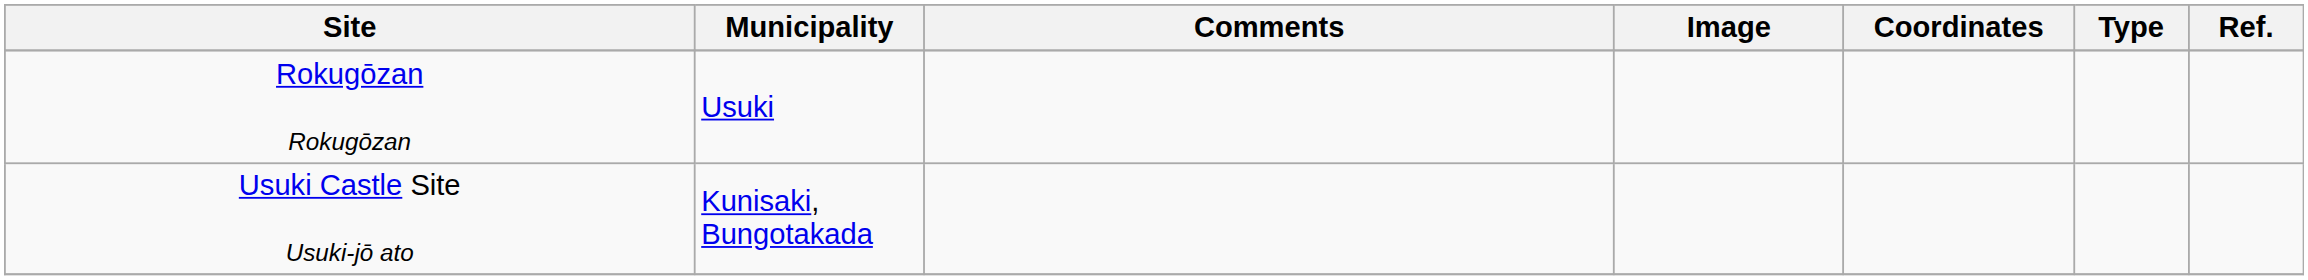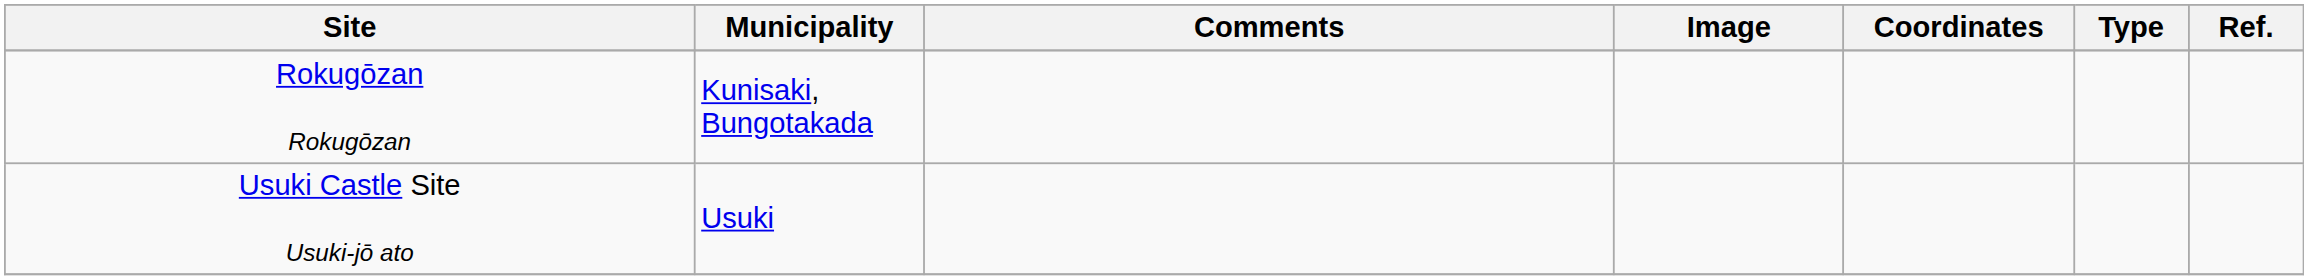(738, 106) Usuki -> (787, 106) Kunisaki, Bungotakada
(787, 218) Kunisaki, Bungotakada -> (738, 218) Usuki
